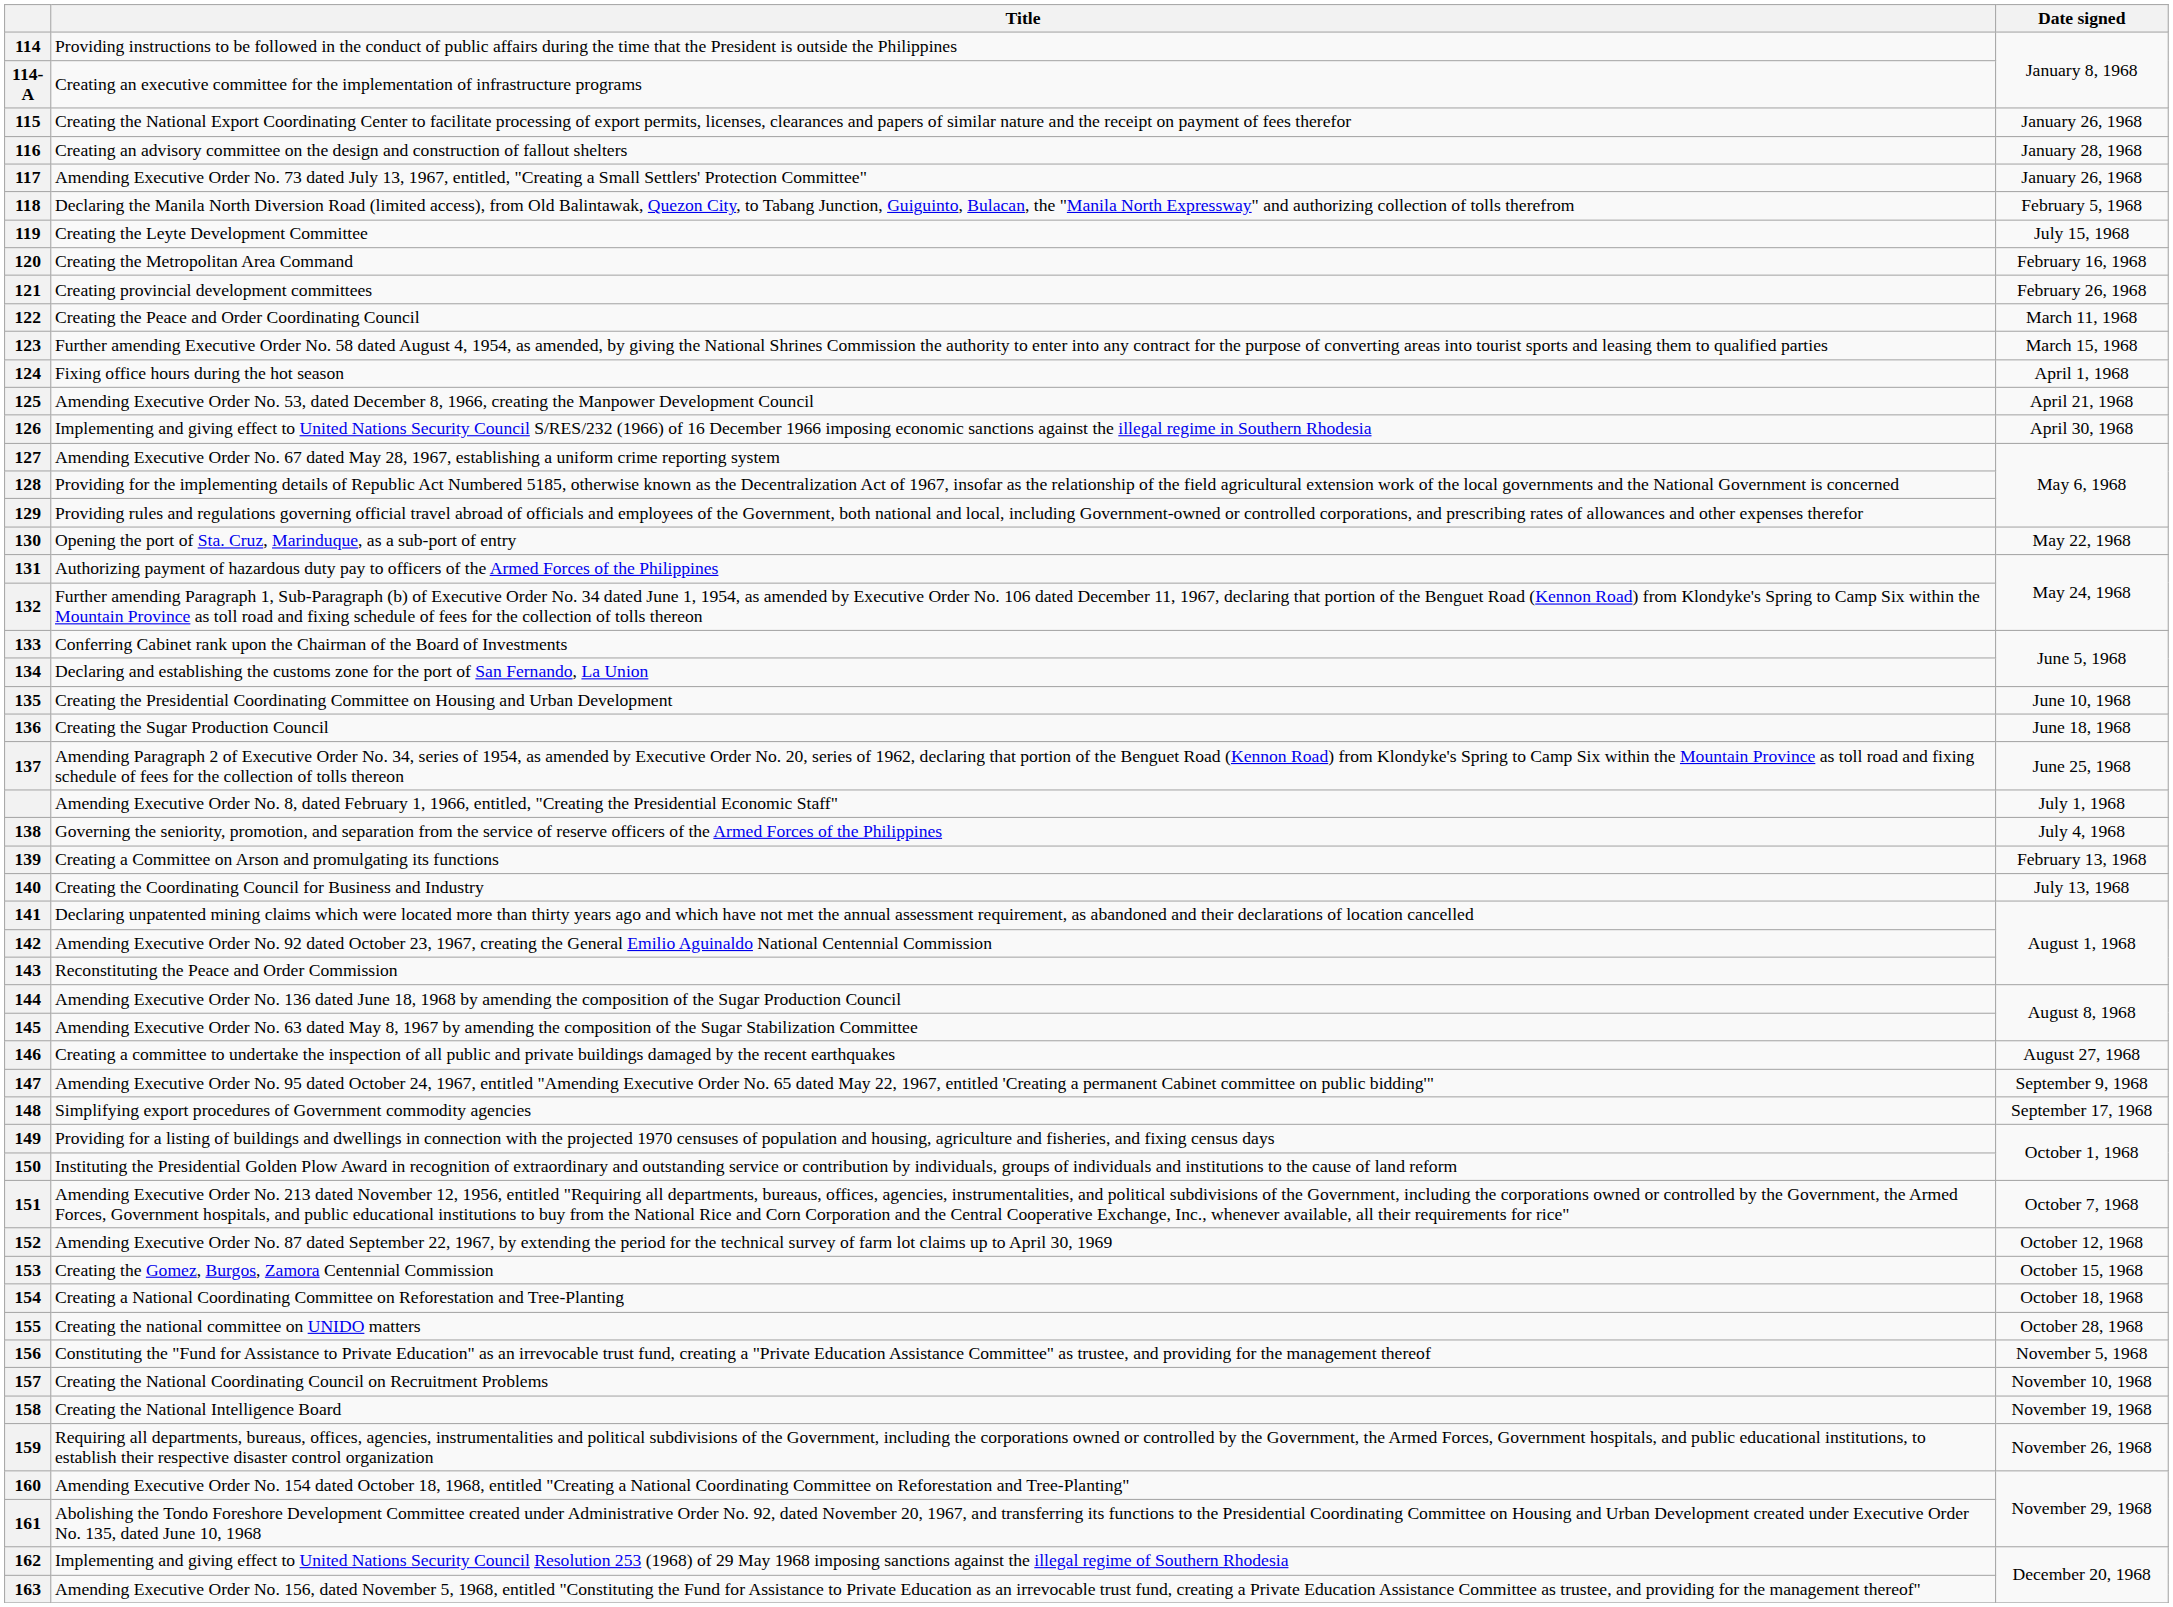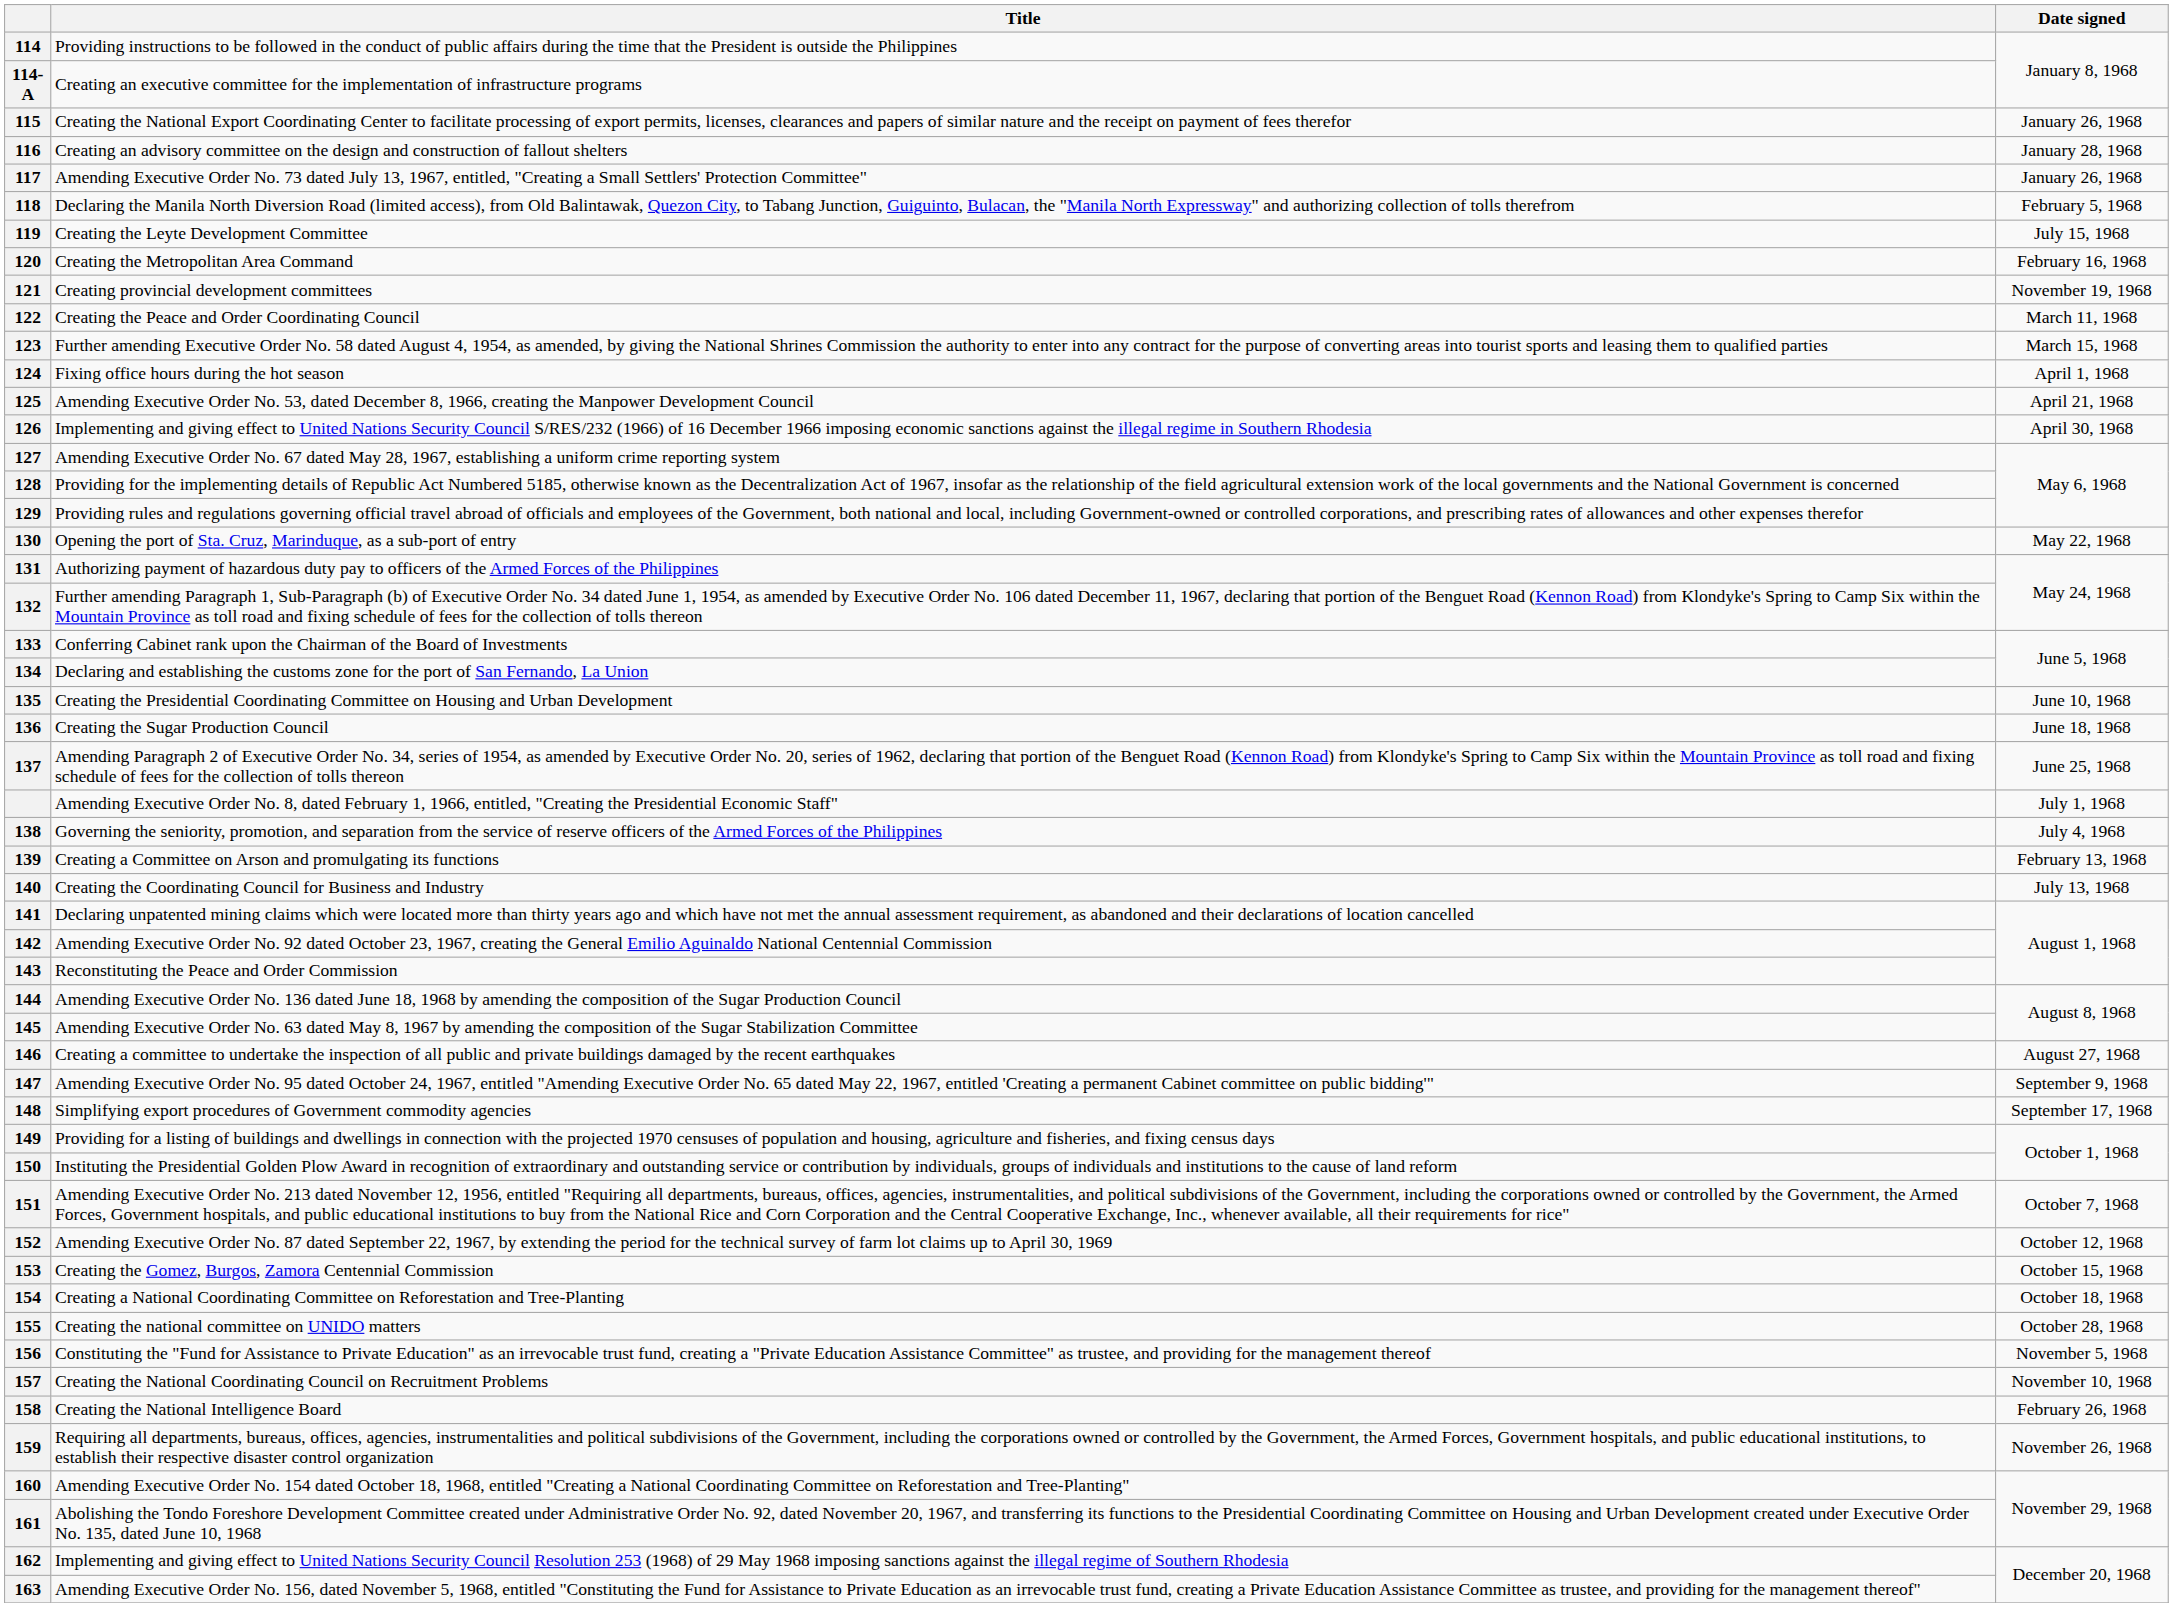(2082, 289) February 26, 1968 -> (2082, 289) November 19, 1968
(2082, 1409) November 19, 1968 -> (2082, 1409) February 26, 1968
